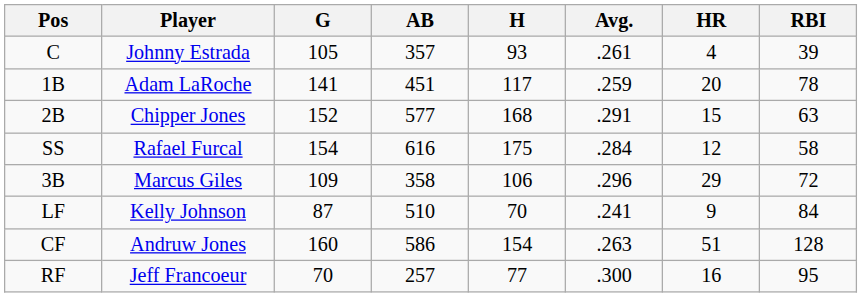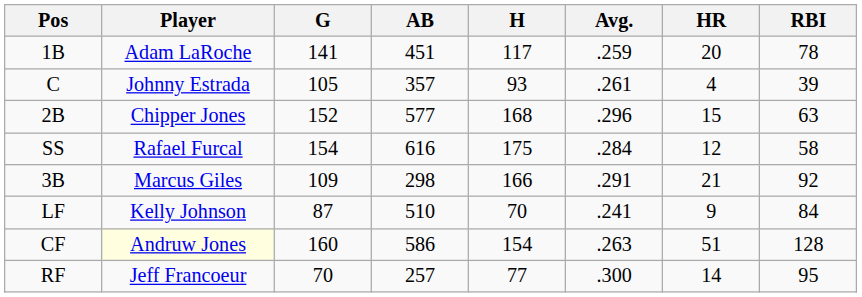rows swapped: (53, 52) <-> (53, 84)
(614, 116) .291 -> (614, 116) .296
(420, 180) 358 -> (420, 180) 298
(517, 180) 106 -> (517, 180) 166
(614, 180) .296 -> (614, 180) .291
(711, 180) 29 -> (711, 180) 21
(808, 180) 72 -> (808, 180) 92
(188, 244) no background -> (188, 244) lightyellow background
(711, 276) 16 -> (711, 276) 14
